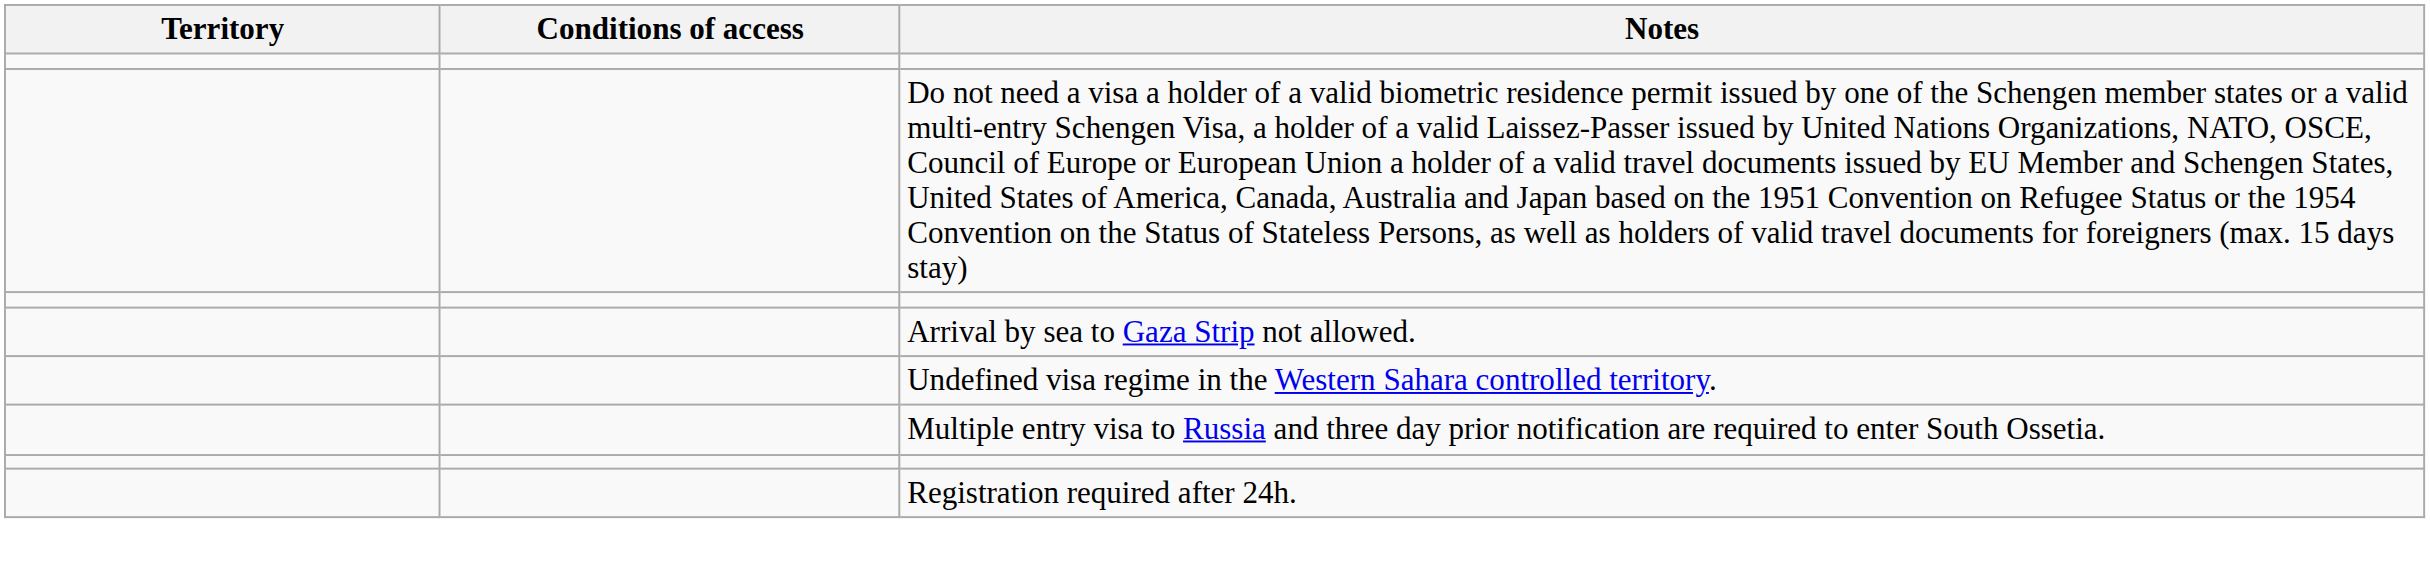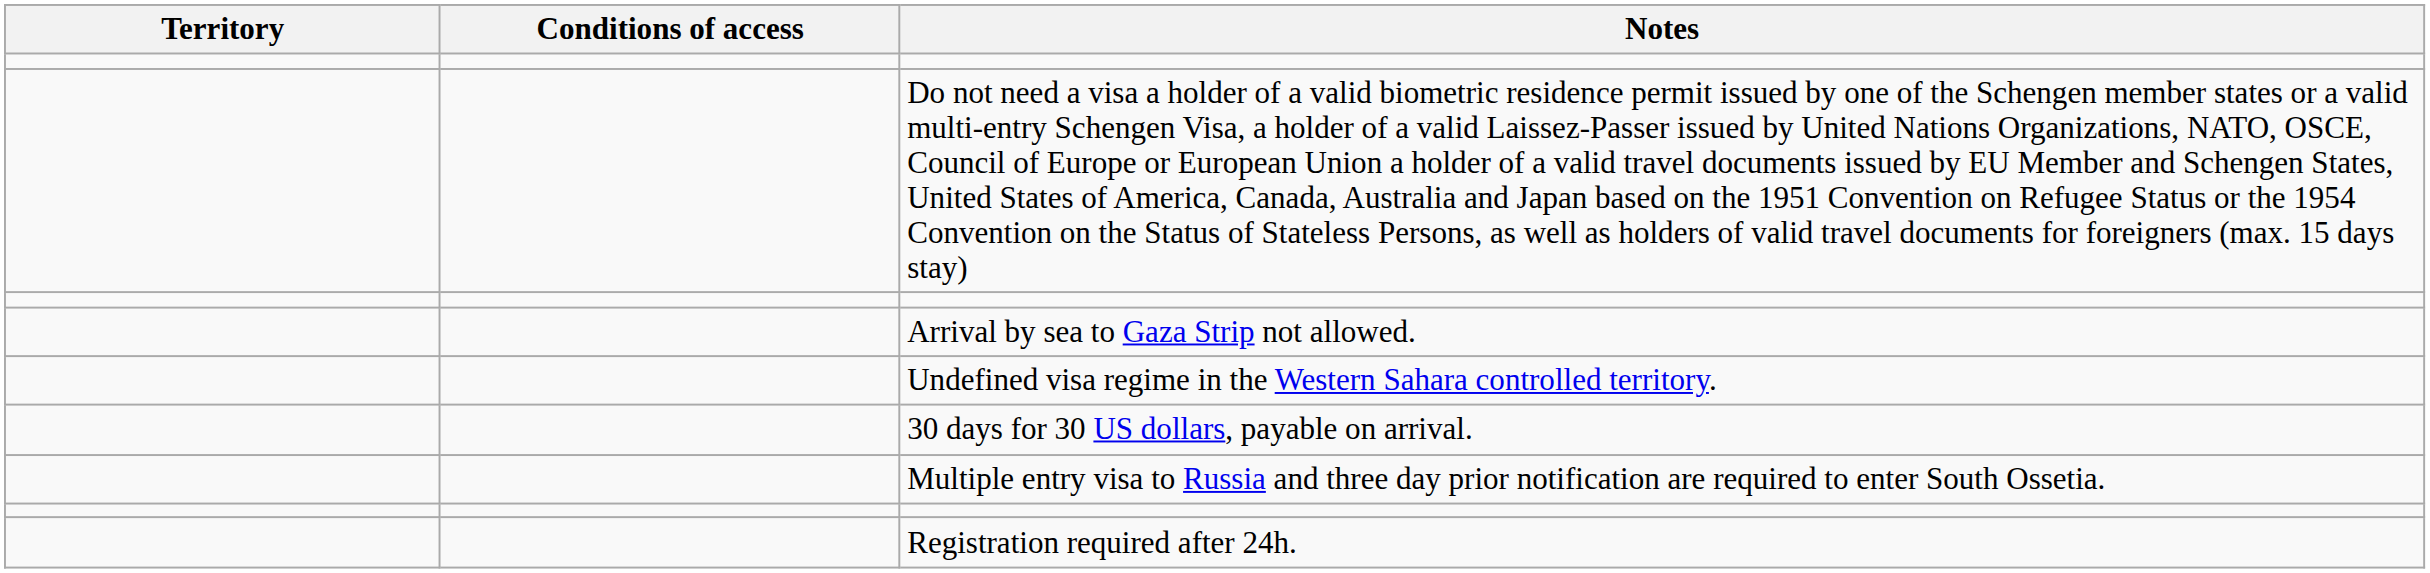+ row: (223, 430)
